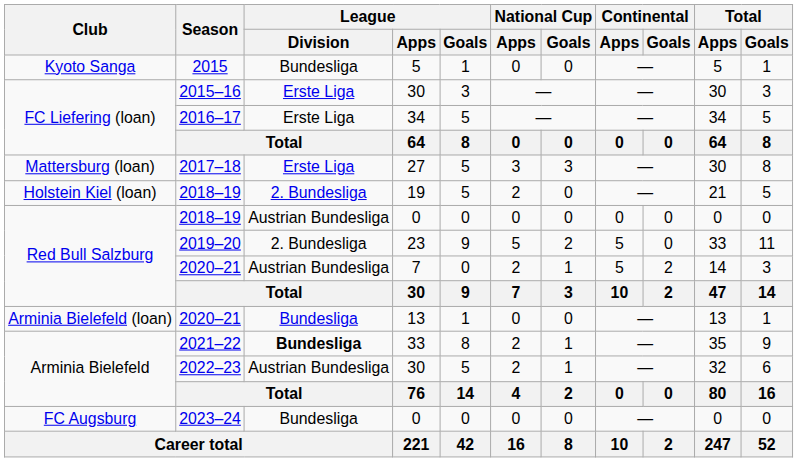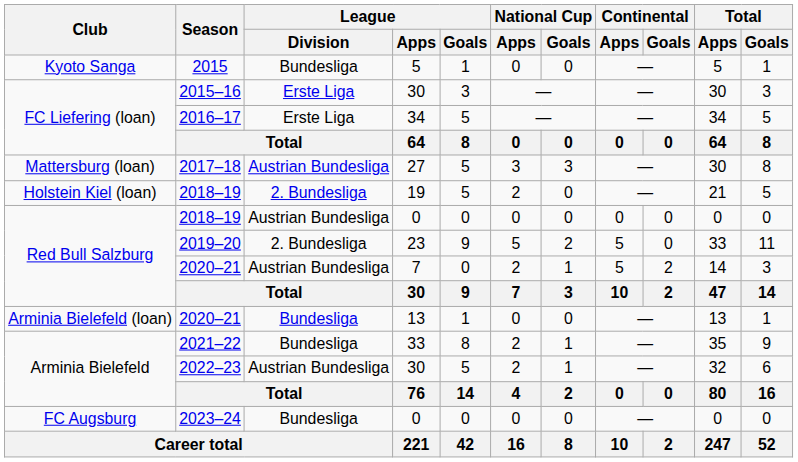(319, 167) Erste Liga -> (319, 167) Austrian Bundesliga
(319, 343) bold -> (319, 343) normal
